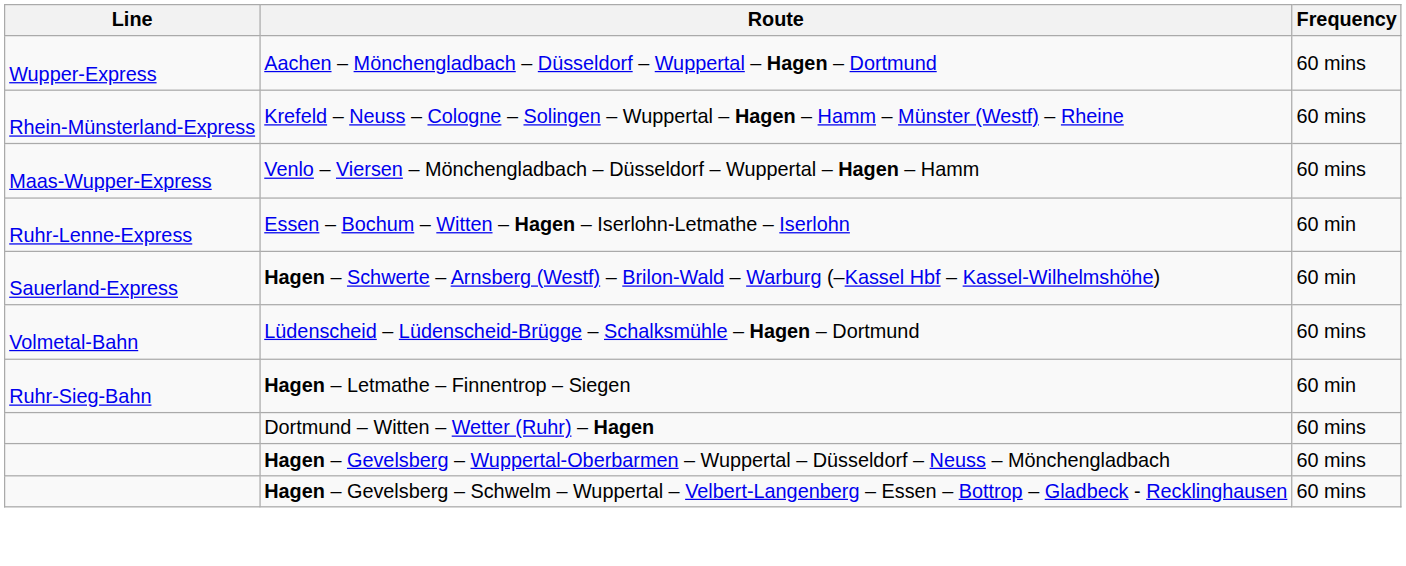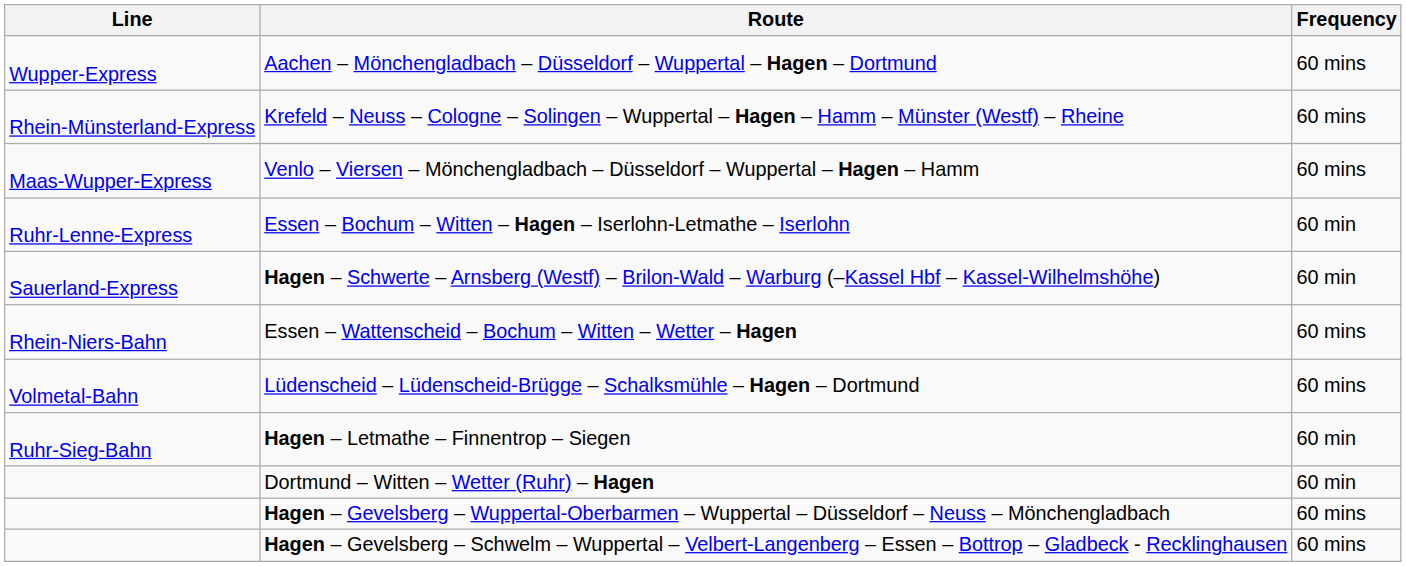+ row: (531, 331)
(1331, 428) 60 mins -> (1326, 481) 60 min
